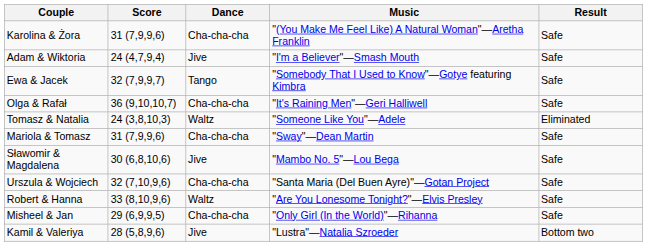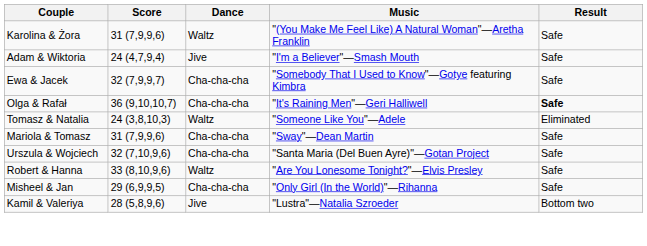(218, 35) Cha-cha-cha -> (201, 35) Waltz
(202, 80) Tango -> (218, 80) Cha-cha-cha
(552, 103) normal -> (552, 103) bold
- row: (33, 159)
